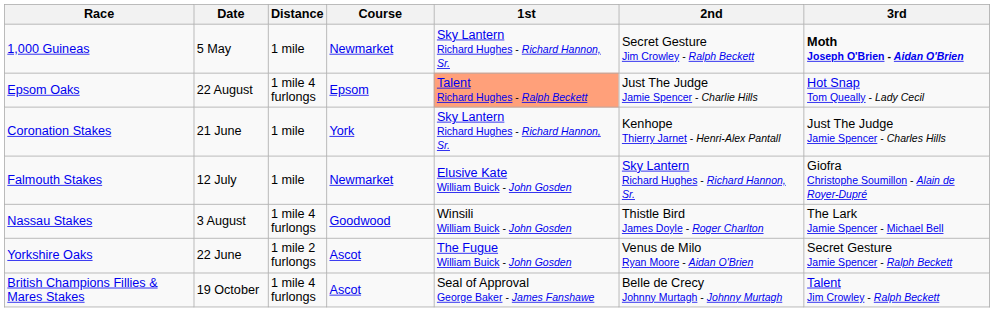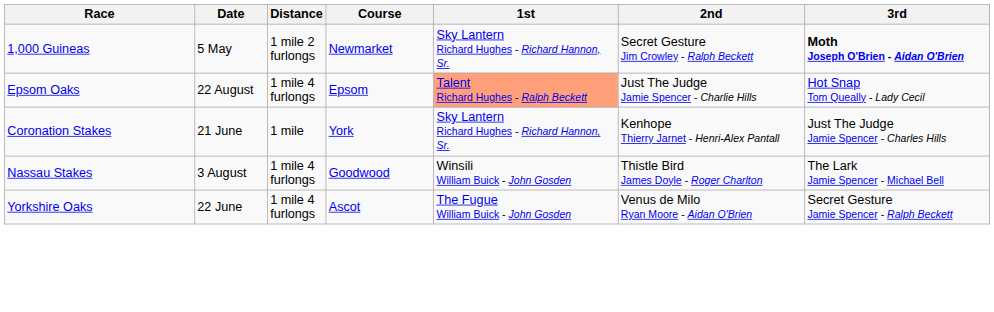(288, 48) 1 mile -> (293, 48) 1 mile 2 furlongs
- row: (55, 180)
(293, 255) 1 mile 2 furlongs -> (293, 207) 1 mile 4 furlongs
- row: (82, 289)
